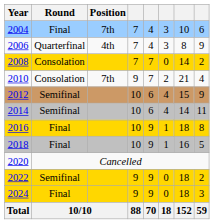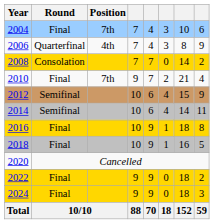(60, 78) Consolation -> (60, 78) Final
(60, 177) Semifinal -> (60, 177) Final
